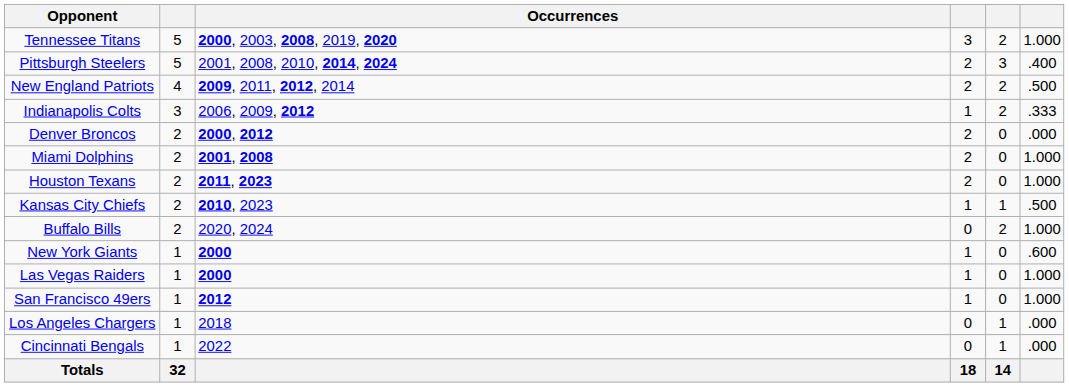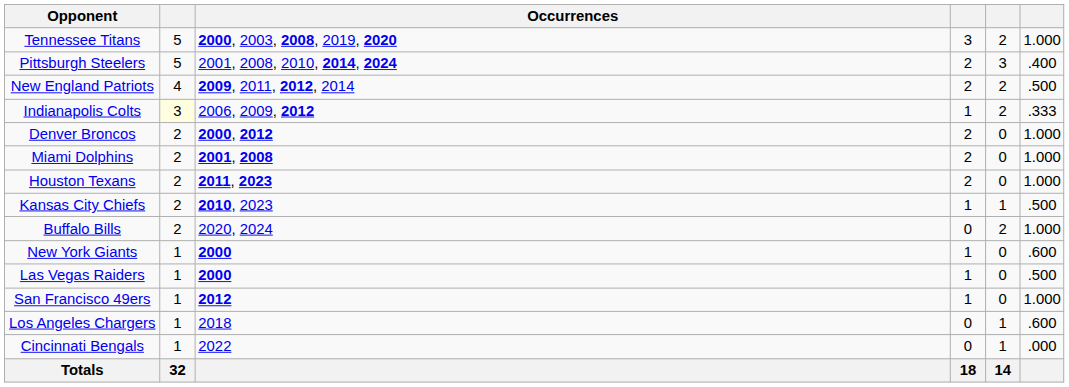(178, 110) no background -> (178, 110) lightyellow background
(1042, 134) .000 -> (1042, 134) 1.000
(1042, 275) 1.000 -> (1042, 275) .500
(1042, 323) .000 -> (1042, 323) .600
